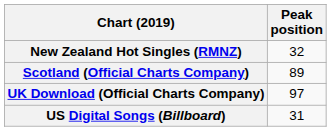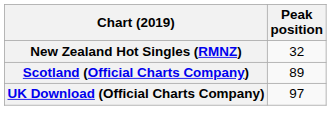- row: (136, 115)
